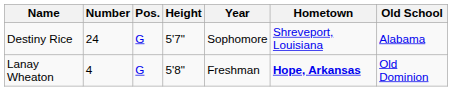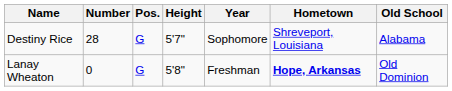(92, 38) 24 -> (92, 38) 28
(89, 70) 4 -> (89, 70) 0
